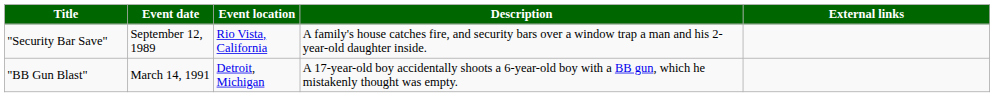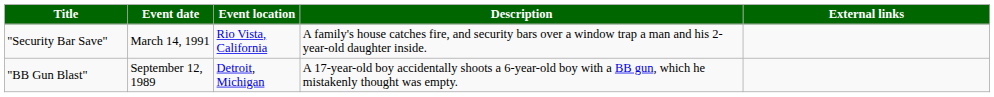(166, 41) September 12, 1989 -> (170, 41) March 14, 1991
(170, 75) March 14, 1991 -> (166, 75) September 12, 1989
